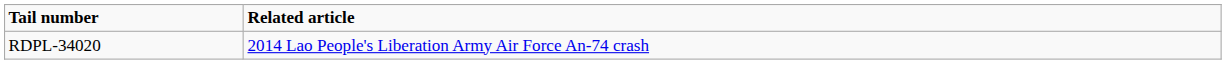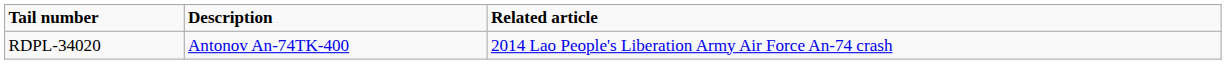+ column: (230, 18)
